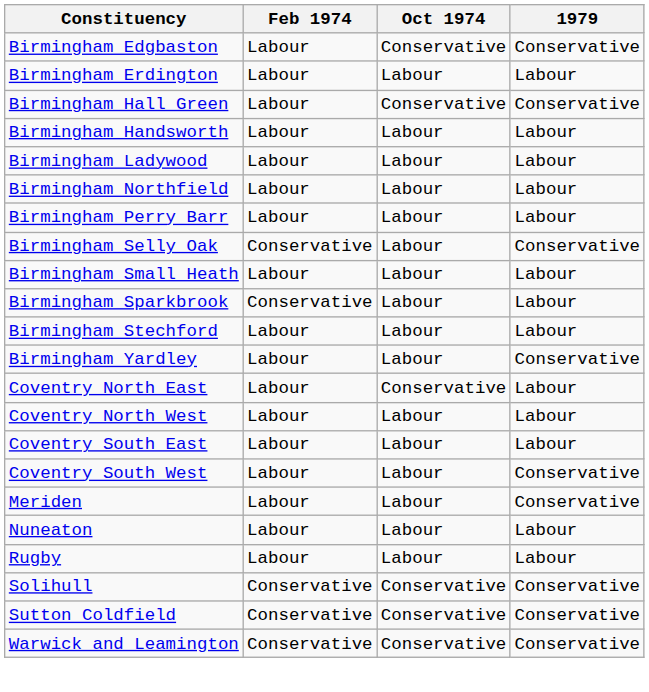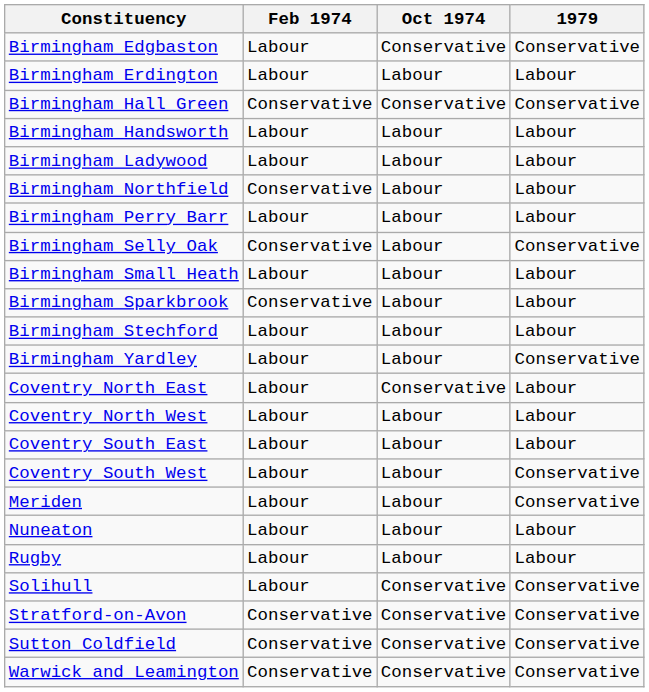(278, 104) Labour -> (310, 104) Conservative
(278, 189) Labour -> (310, 189) Conservative
(310, 587) Conservative -> (278, 587) Labour
+ row: (98, 615)
